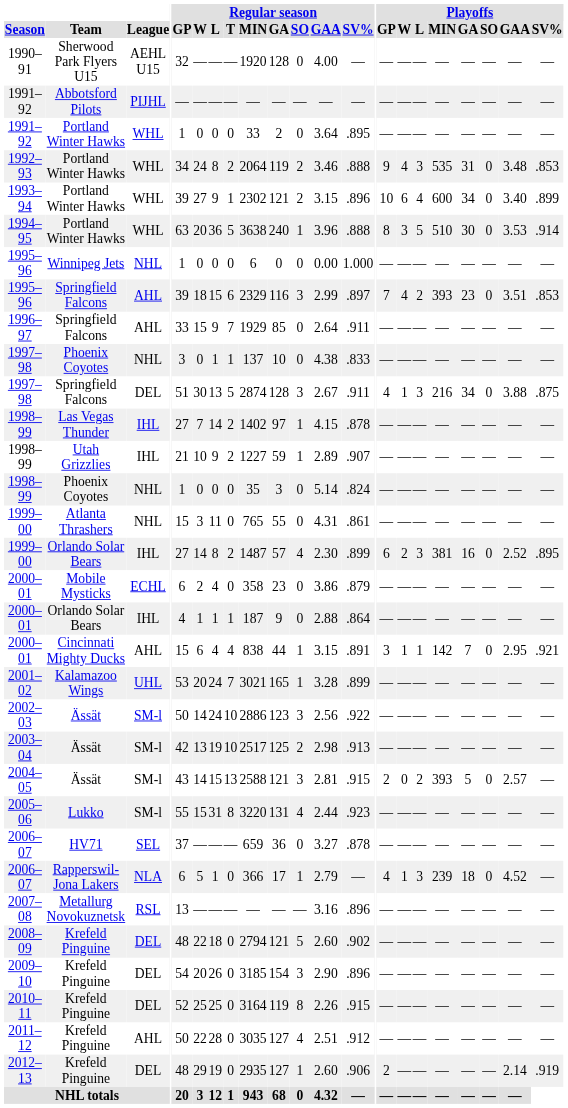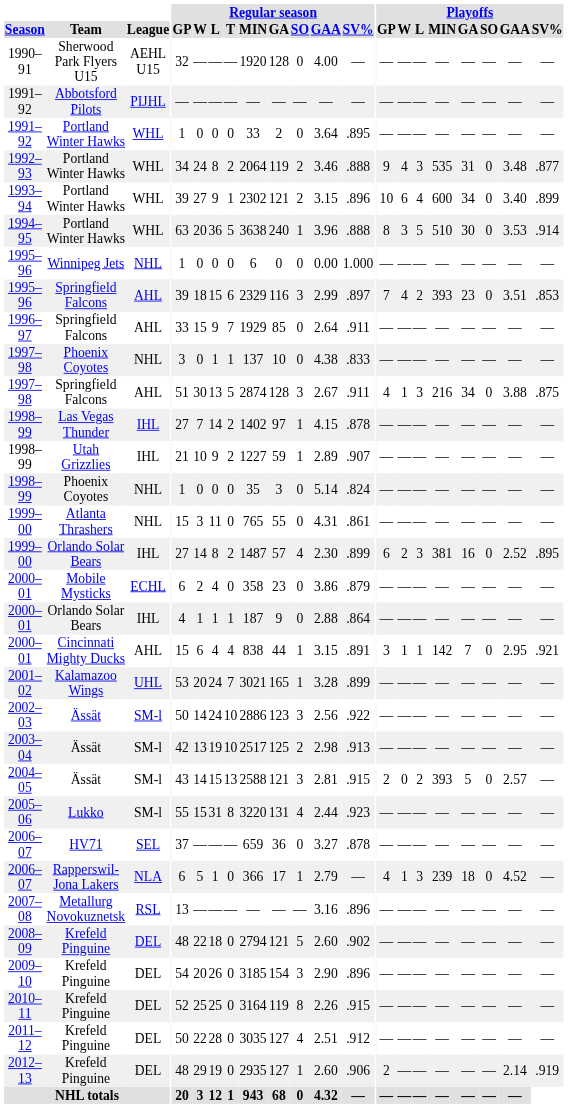(547, 166) .853 -> (547, 166) .877
(148, 392) DEL -> (148, 392) AHL
(148, 1038) AHL -> (148, 1038) DEL
